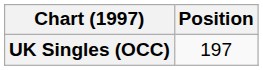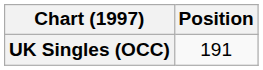(216, 49) 197 -> (216, 49) 191
